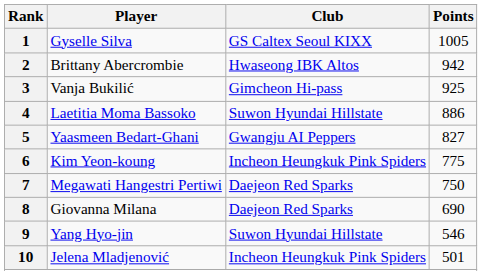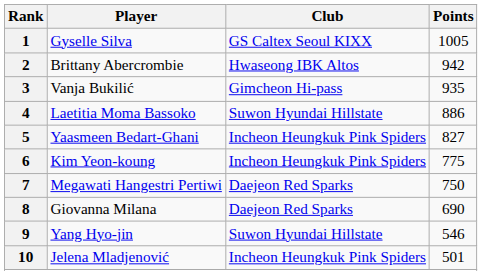(453, 88) 925 -> (453, 88) 935
(292, 137) Gwangju AI Peppers -> (327, 137) Incheon Heungkuk Pink Spiders
